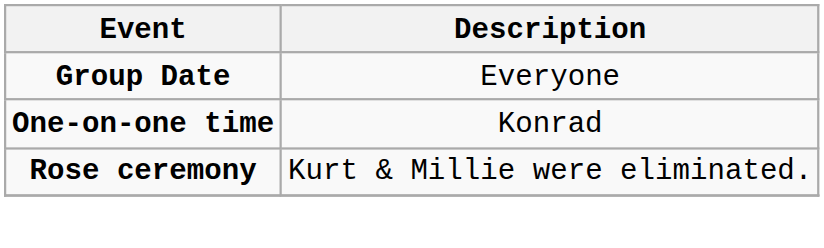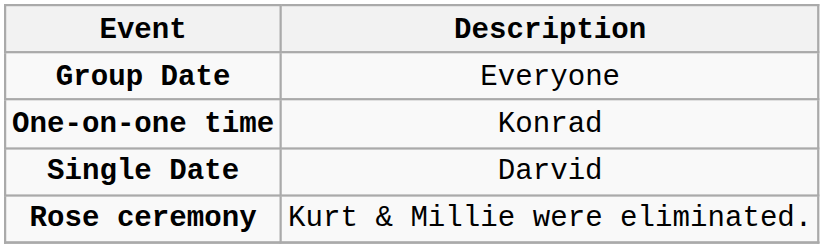+ row: (143, 171)
